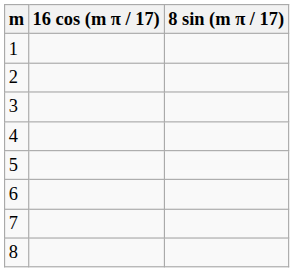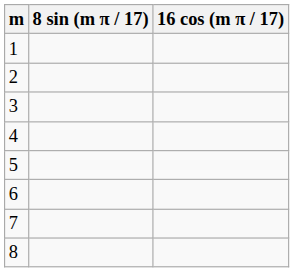columns swapped: (96, 19) <-> (226, 19)
